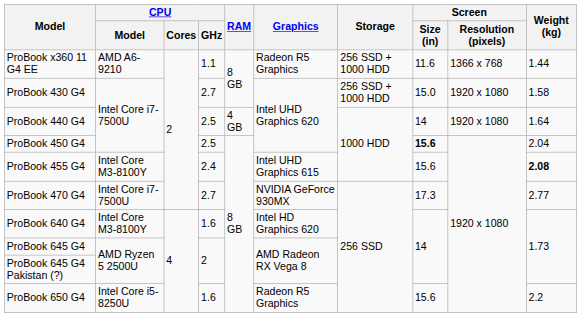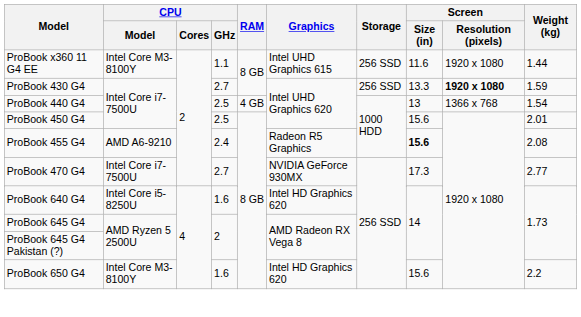(119, 64) AMD A6-9210 -> (139, 64) Intel Core M3-8100Y
(283, 64) Radeon R5 Graphics -> (300, 64) Intel UHD Graphics 615
(366, 64) 256 SSD + 1000 HDD -> (380, 64) 256 SSD
(476, 64) 1366 x 768 -> (474, 64) 1920 x 1080
(366, 92) 256 SSD + 1000 HDD -> (380, 86) 256 SSD
(425, 92) 15.0 -> (419, 86) 13.3
(479, 92) normal -> (475, 86) bold
(539, 92) 1.58 -> (537, 86) 1.59
(421, 121) 14 -> (414, 103) 13
(479, 121) 1920 x 1080 -> (471, 103) 1366 x 768
(539, 121) 1.64 -> (537, 103) 1.54
(425, 144) bold -> (419, 120) normal
(539, 144) 2.04 -> (537, 120) 2.01
(122, 166) Intel Core M3-8100Y -> (139, 143) AMD A6-9210
(287, 166) Intel UHD Graphics 615 -> (296, 143) Radeon R5 Graphics
(425, 166) normal -> (419, 143) bold
(539, 166) bold -> (537, 143) normal
(122, 224) Intel Core M3-8100Y -> (136, 200) Intel Core i5-8250U
(128, 298) Intel Core i5-8250U -> (139, 274) Intel Core M3-8100Y
(283, 298) Radeon R5 Graphics -> (311, 274) Intel HD Graphics 620
